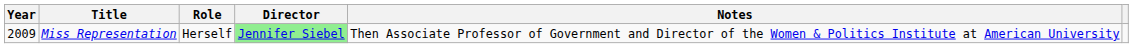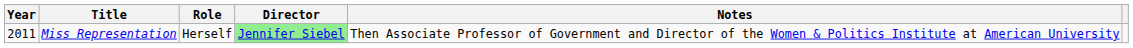(22, 33) 2009 -> (22, 33) 2011
